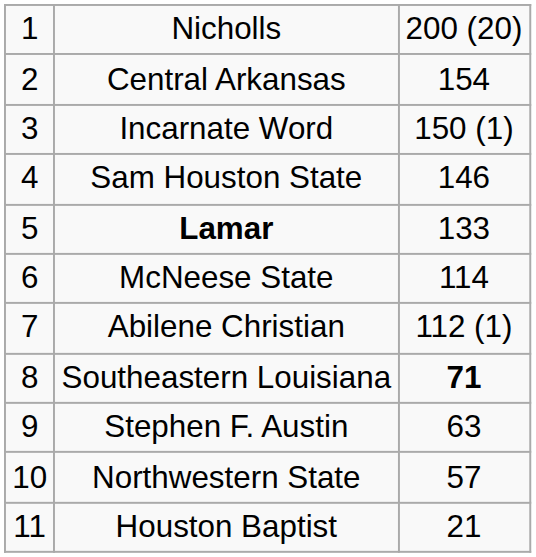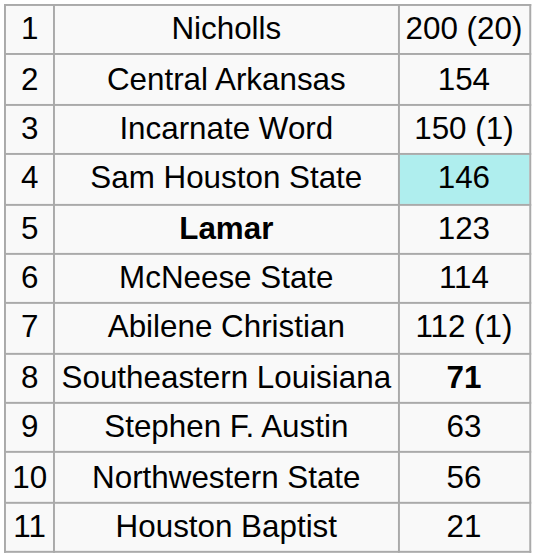(464, 178) no background -> (464, 178) paleturquoise background
(464, 228) 133 -> (464, 228) 123
(464, 476) 57 -> (464, 476) 56
